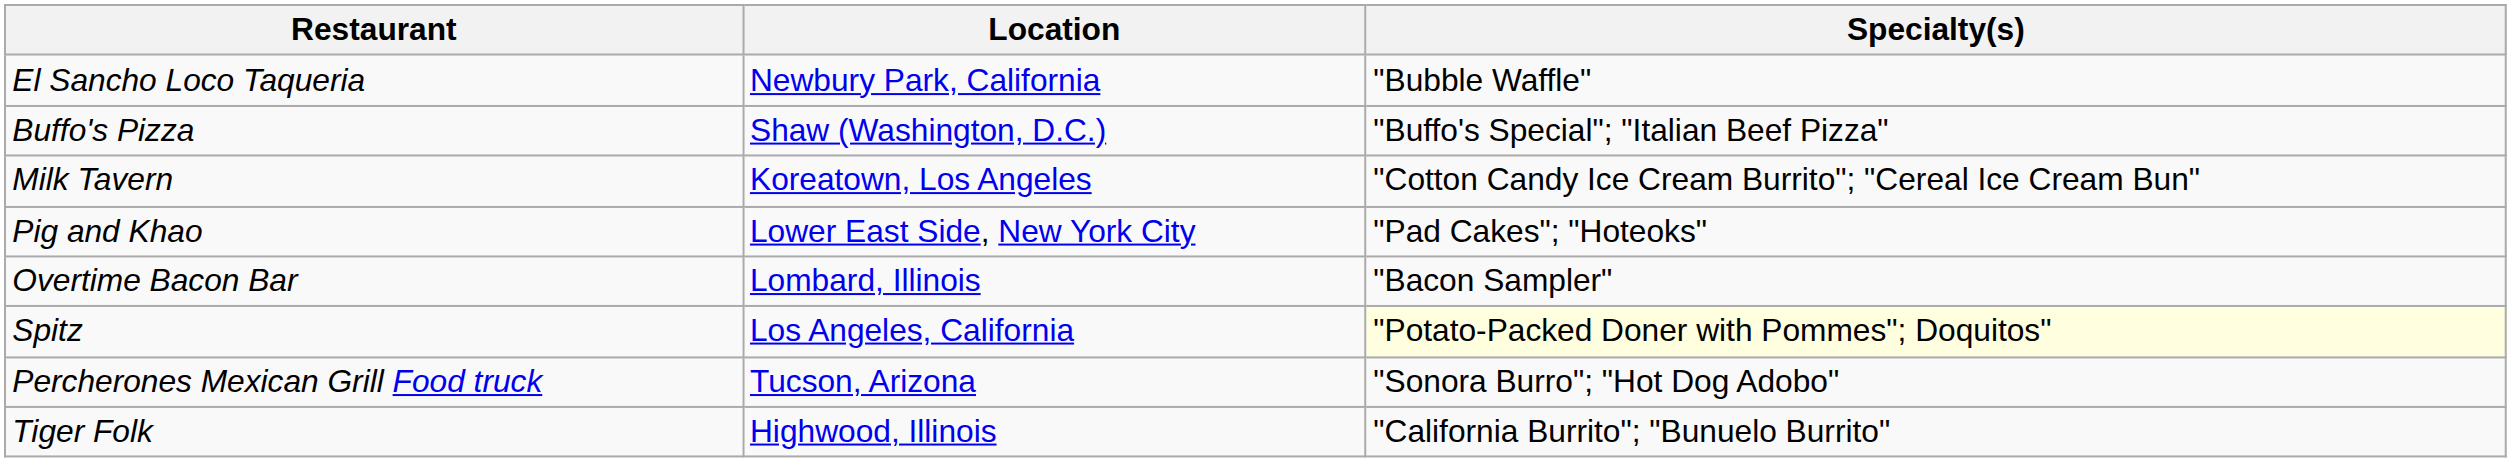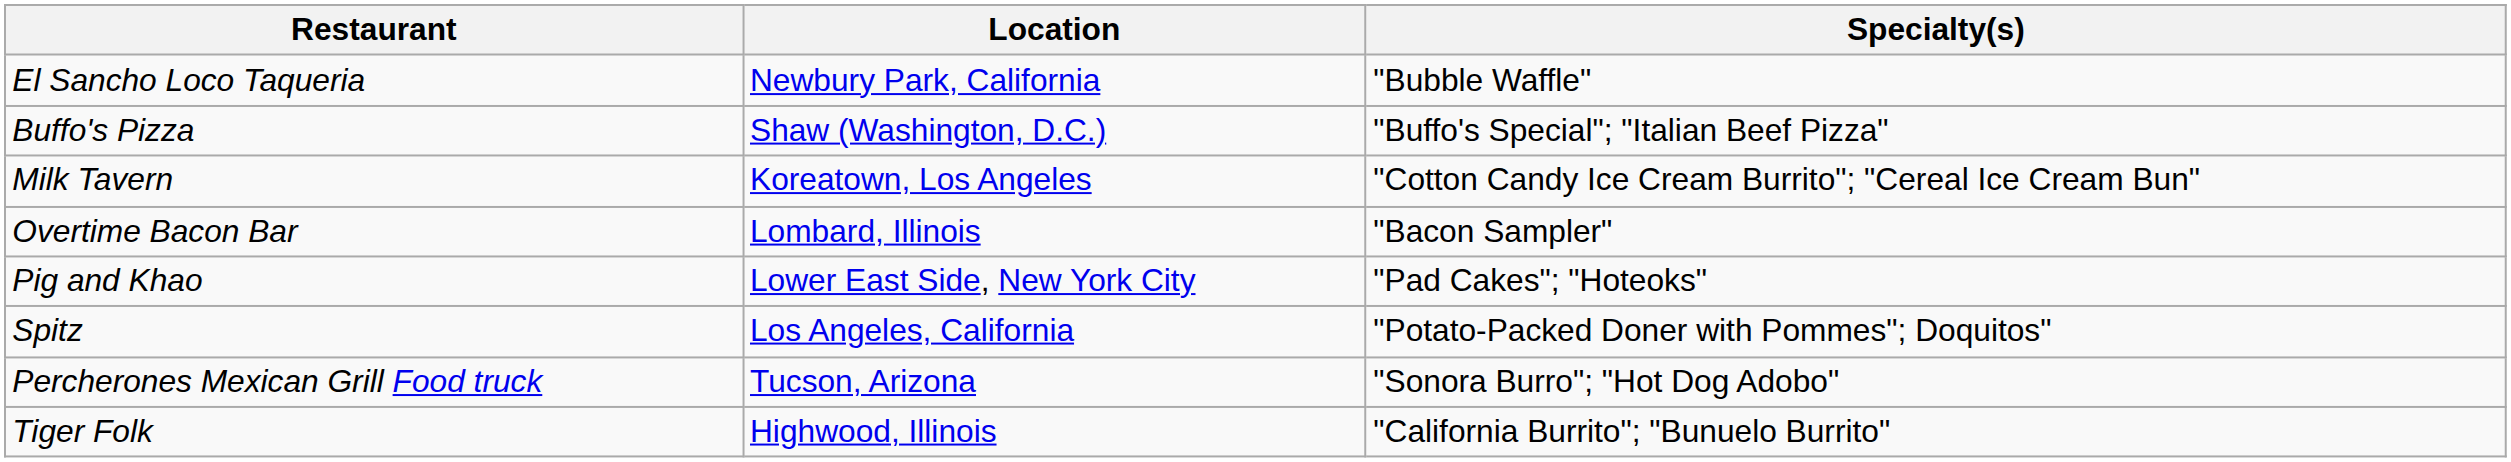rows swapped: (107, 230) <-> (155, 280)
(1712, 331) lightyellow background -> (1712, 331) no background
